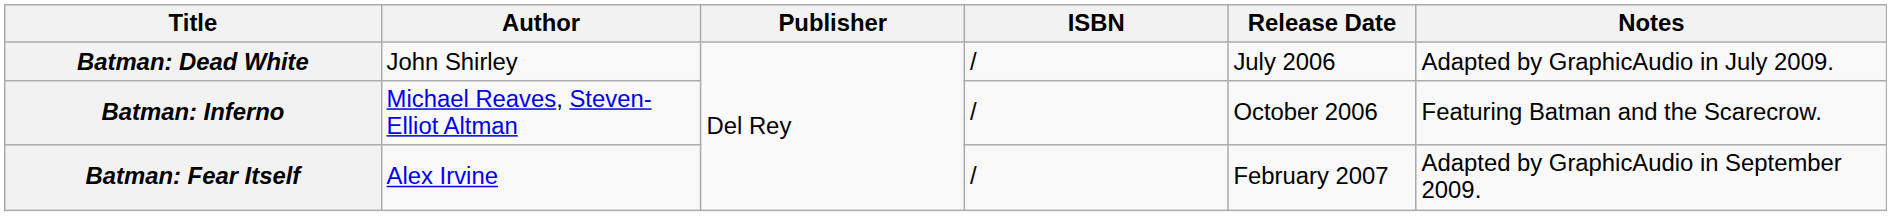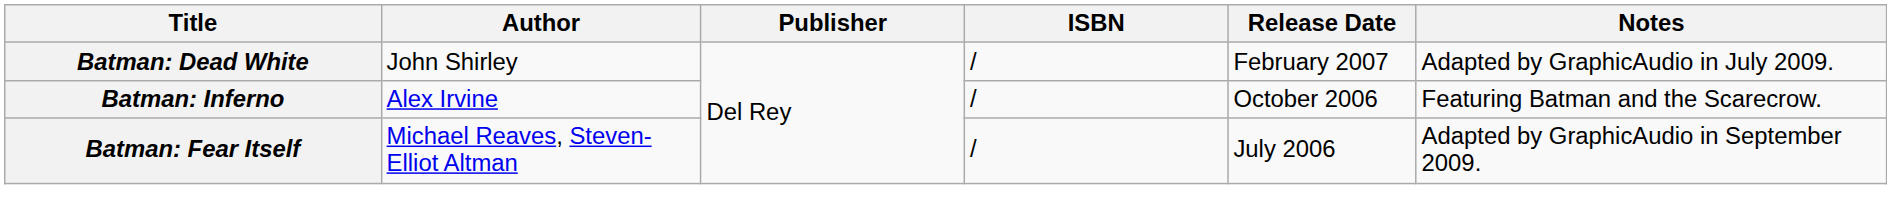(1284, 61) July 2006 -> (1311, 61) February 2007
(519, 112) Michael Reaves, Steven-Elliot Altman -> (442, 99) Alex Irvine
(442, 177) Alex Irvine -> (519, 150) Michael Reaves, Steven-Elliot Altman
(1311, 177) February 2007 -> (1284, 150) July 2006
